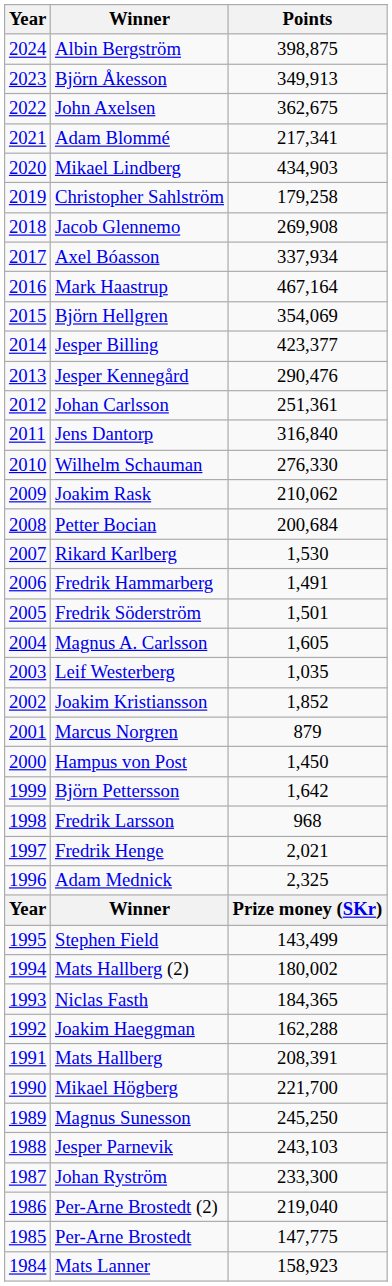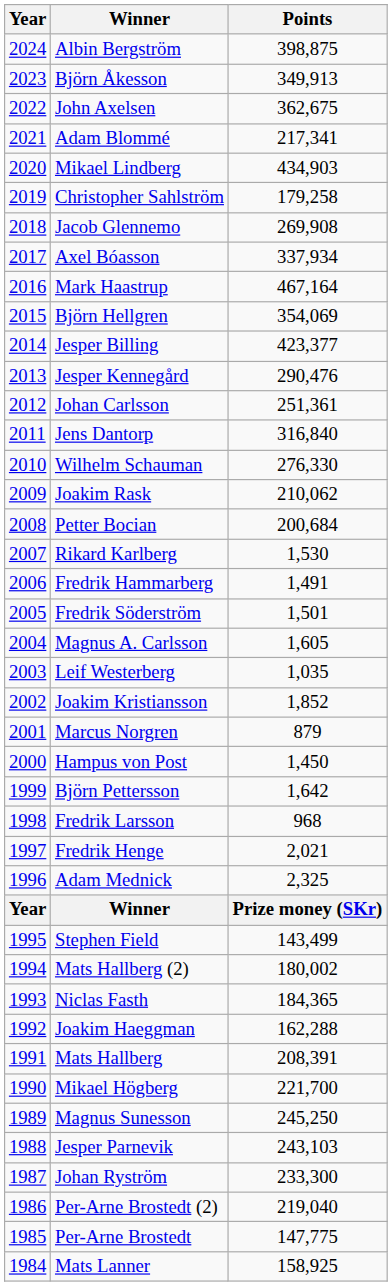(307, 1266) 158,923 -> (307, 1266) 158,925
